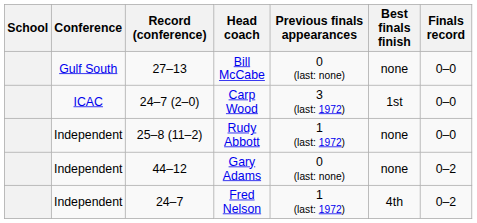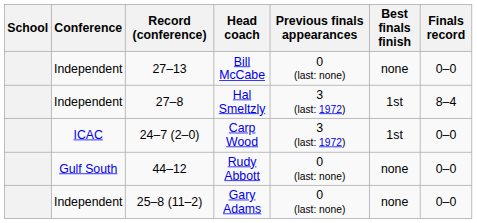(88, 68) Gulf South -> (88, 68) Independent
+ row: (242, 101)
(88, 135) Independent -> (88, 168) Gulf South
(170, 135) 25–8 (11–2) -> (170, 168) 44–12
(319, 135) 1 (last: 1972) -> (320, 168) 0 (last: none)
(170, 168) 44–12 -> (170, 202) 25–8 (11–2)
(446, 168) 0–2 -> (446, 202) 0–0
- row: (242, 202)
